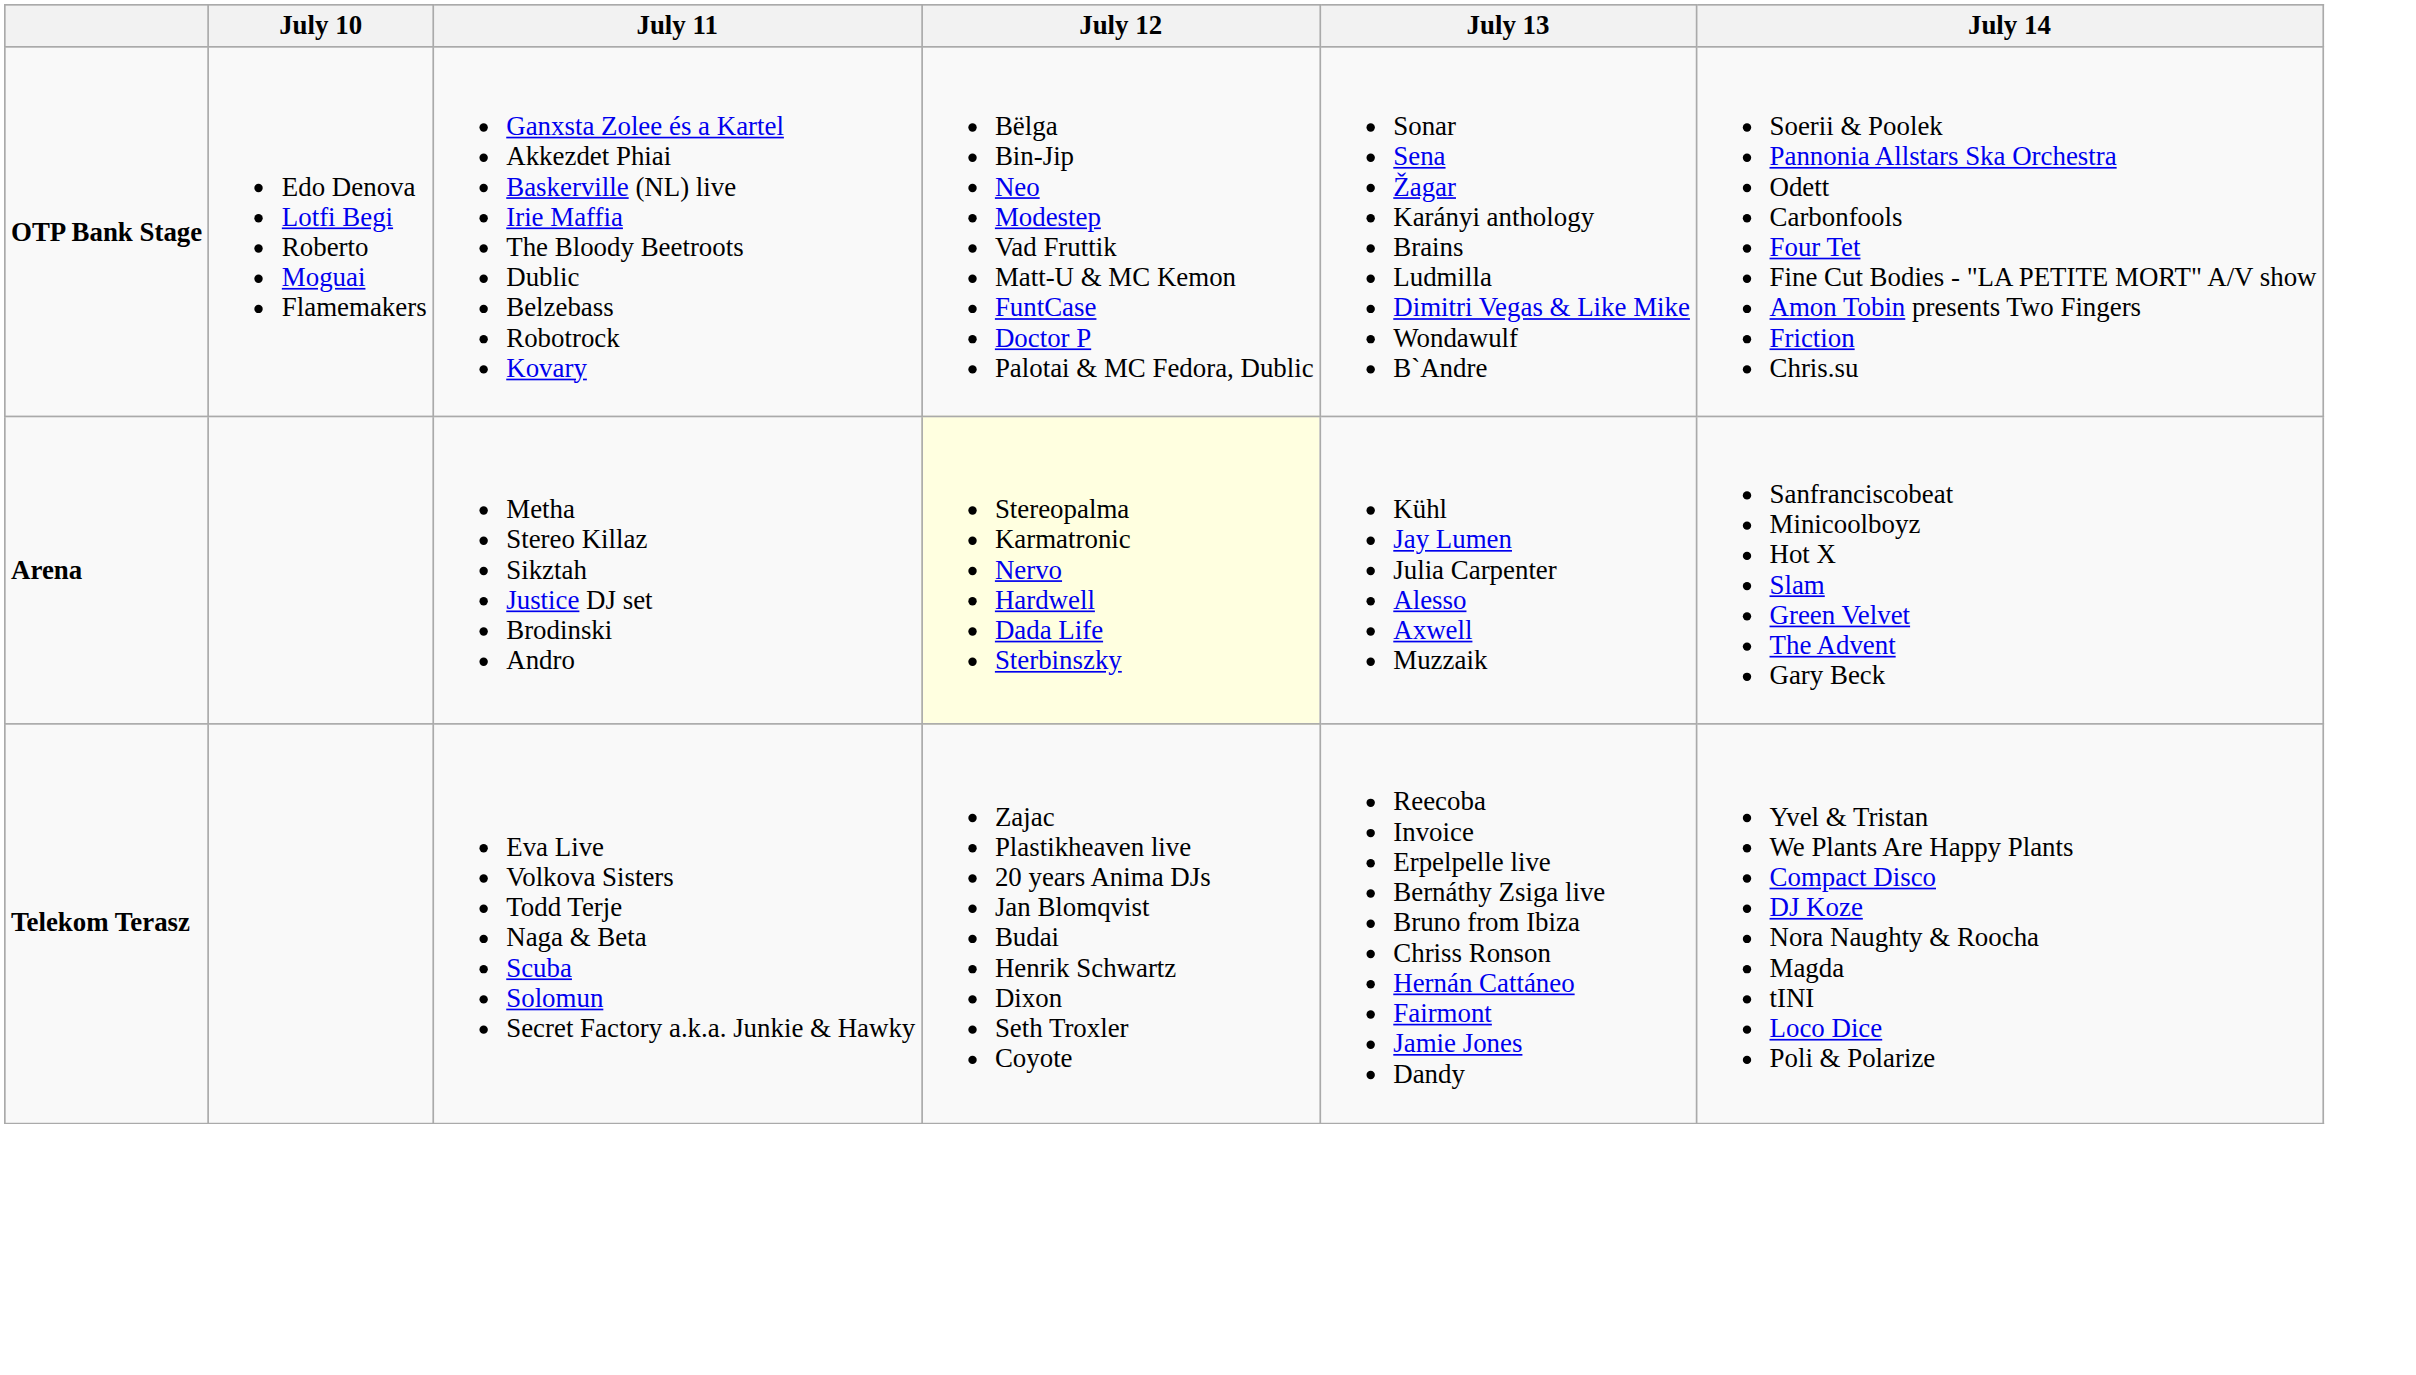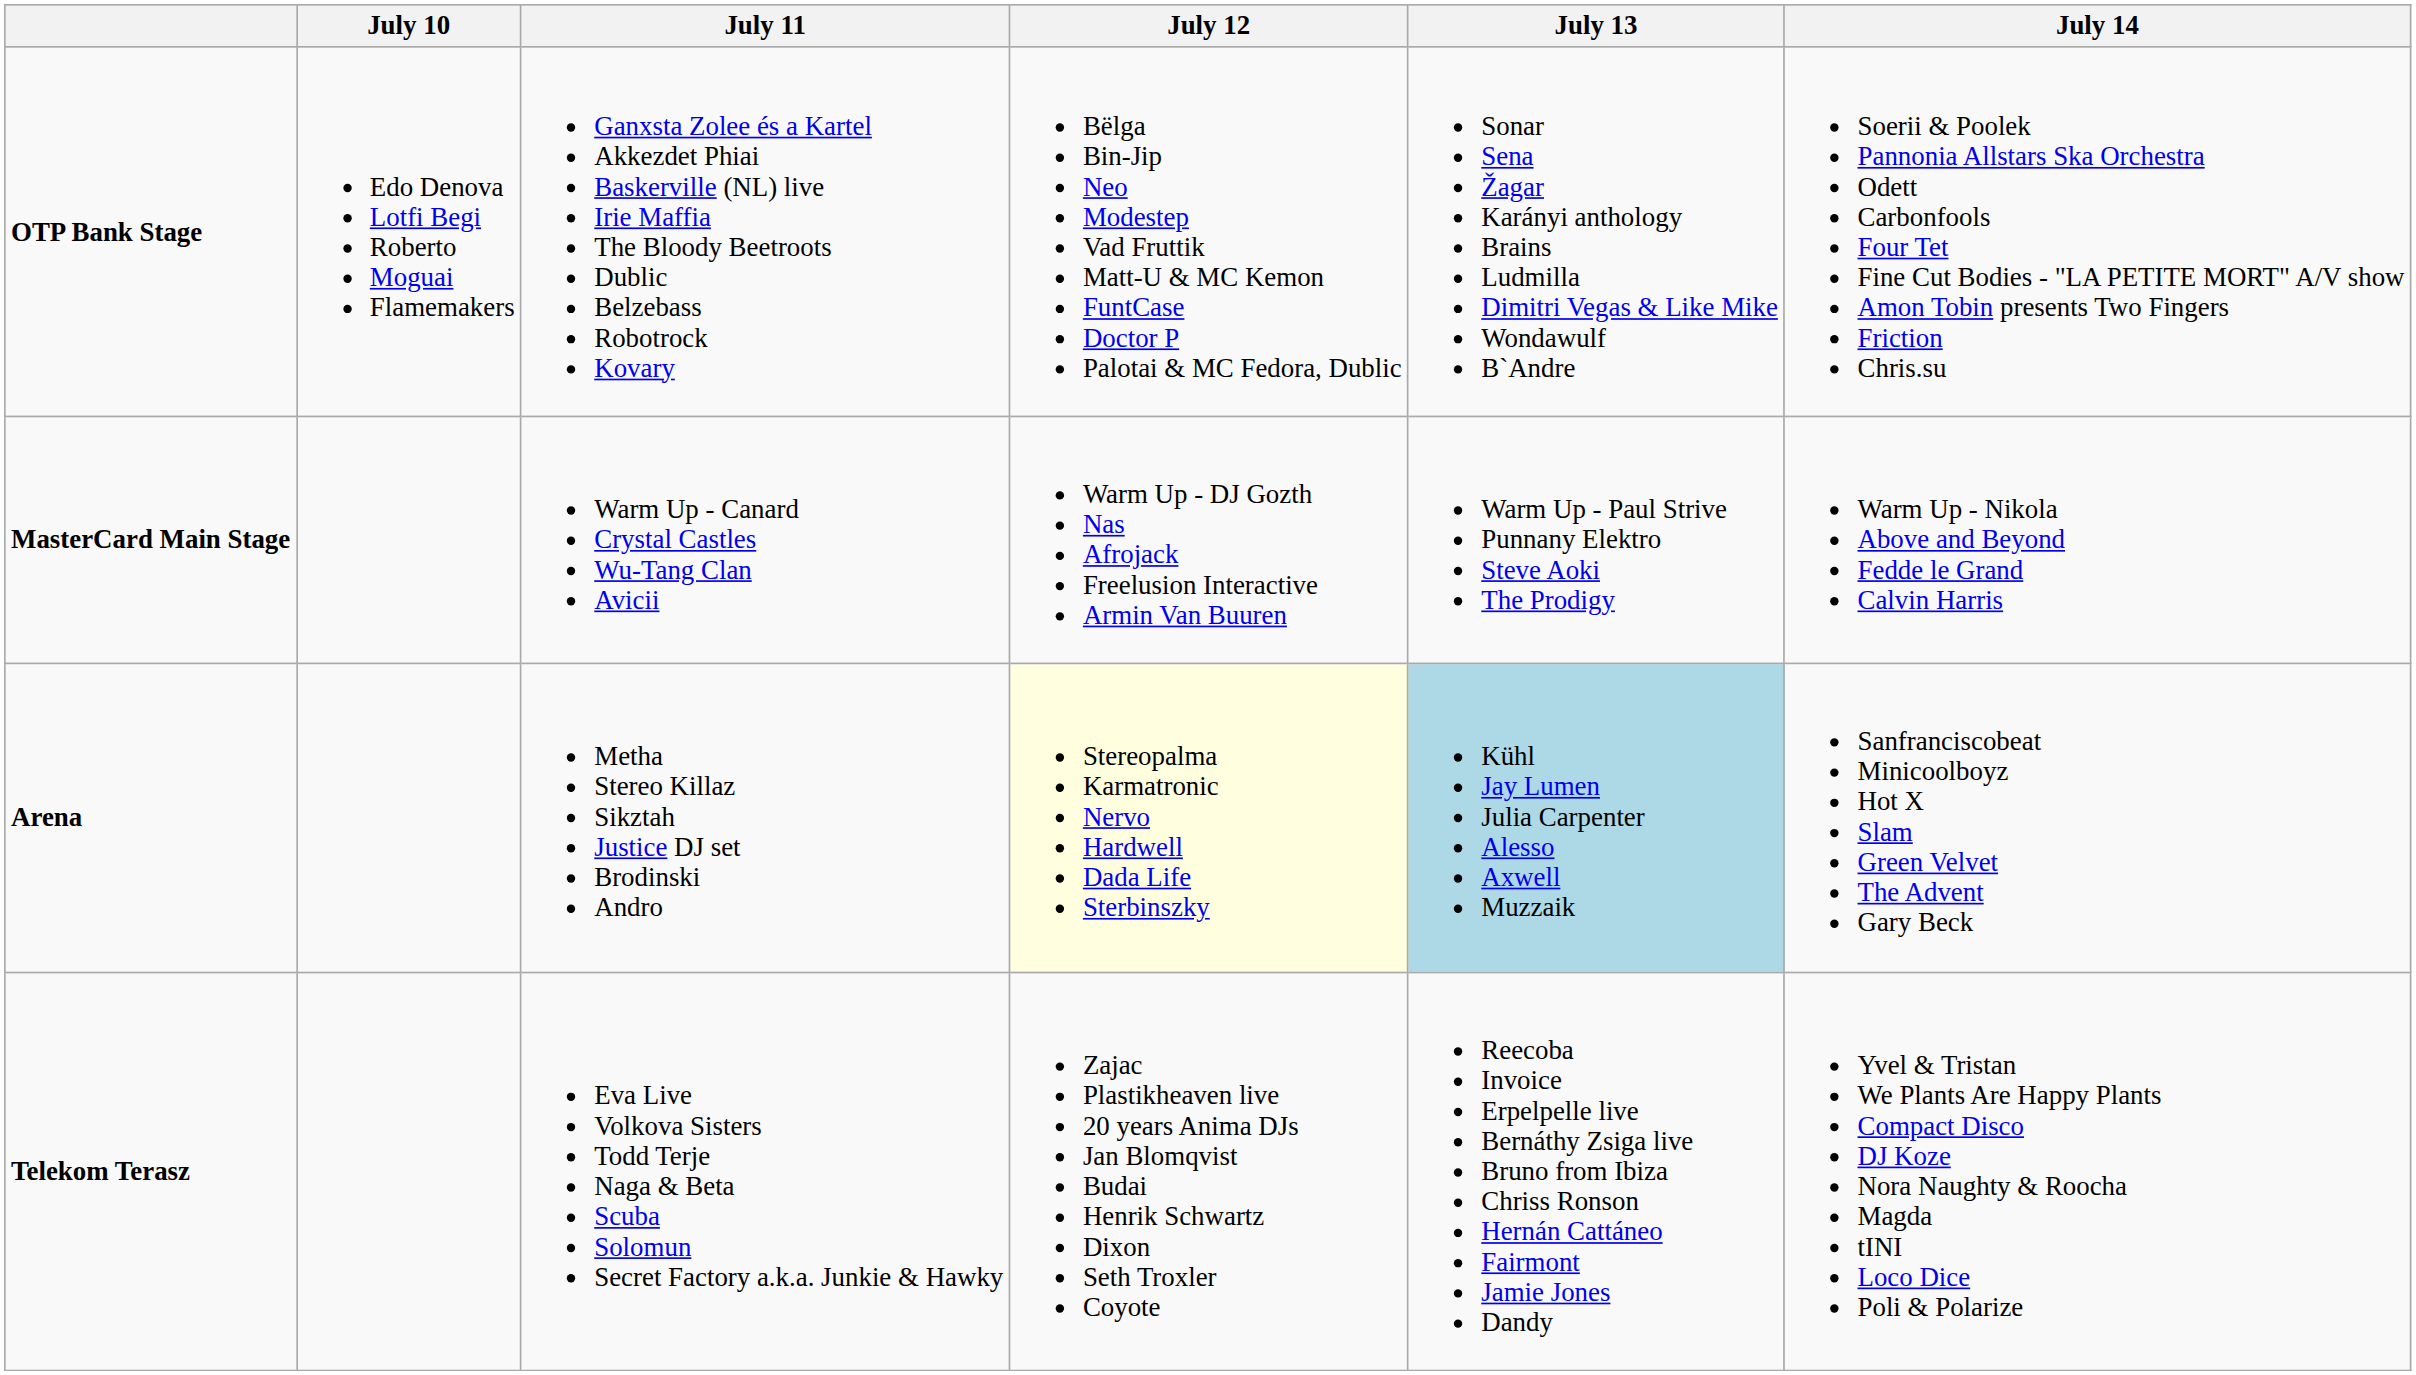+ row: (151, 539)
(1508, 585) no background -> (1596, 833) lightblue background
